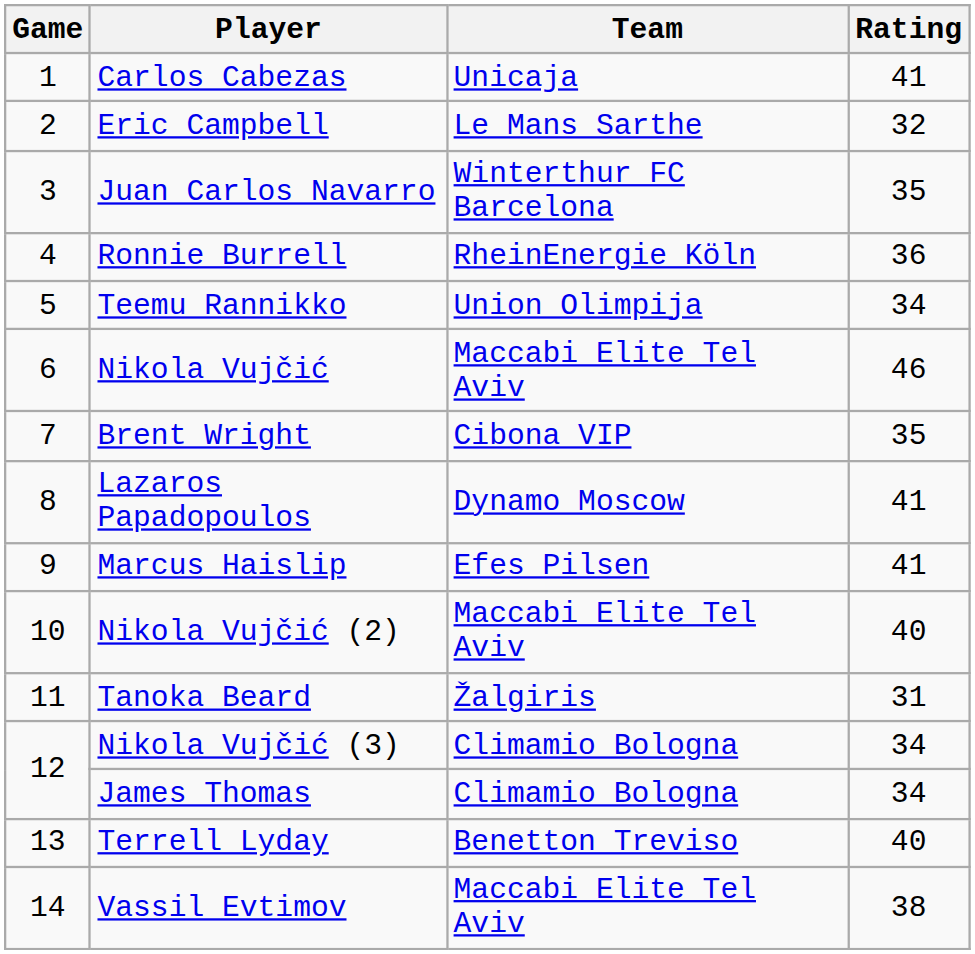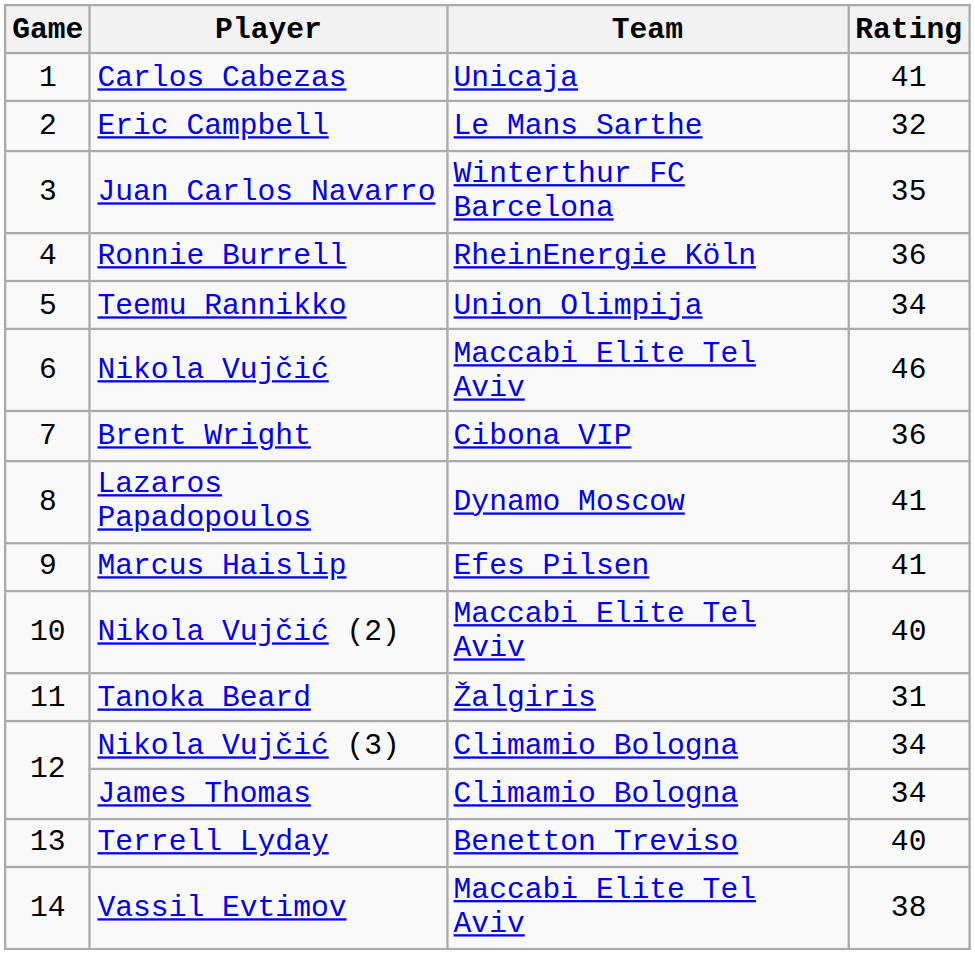(909, 436) 35 -> (909, 436) 36
